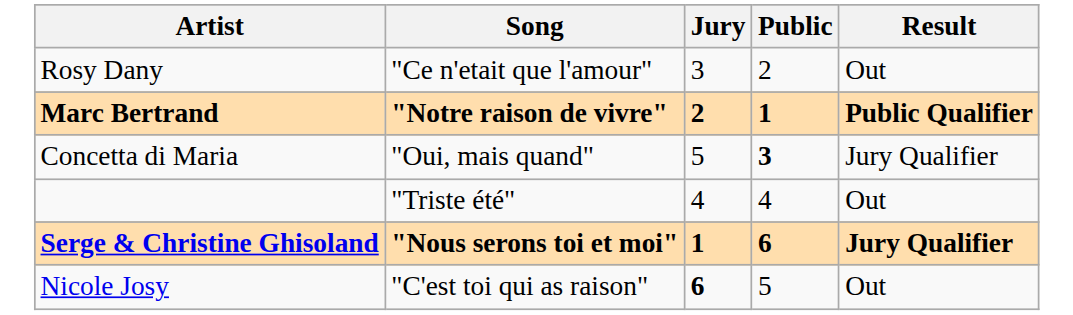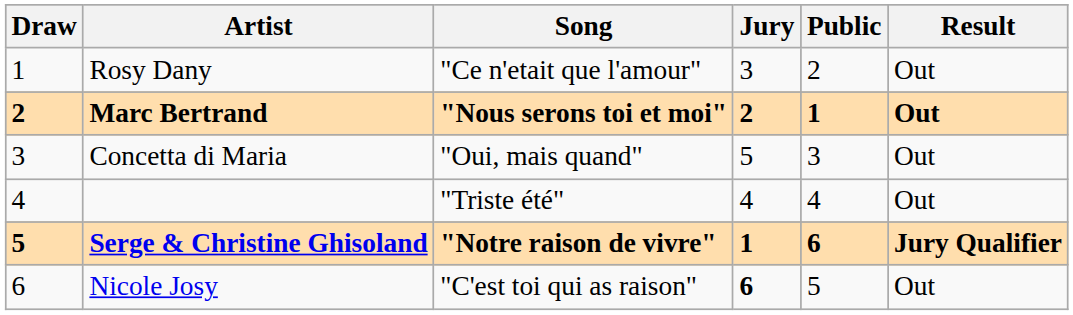+ column: (44, 26)
(530, 112) "Notre raison de vivre" -> (584, 112) "Nous serons toi et moi"
(939, 112) Public Qualifier -> (917, 112) Out
(765, 156) bold -> (814, 156) normal
(922, 156) Jury Qualifier -> (915, 156) Out
(535, 243) "Nous serons toi et moi" -> (578, 243) "Notre raison de vivre"
